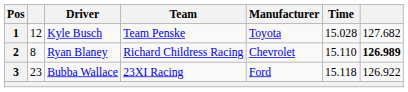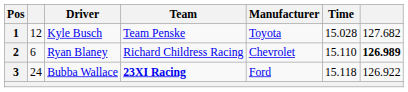(33, 52) 8 -> (33, 52) 6
(36, 72) 23 -> (36, 72) 24
(153, 72) normal -> (155, 72) bold
